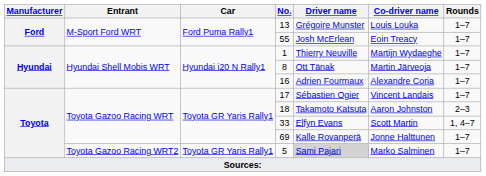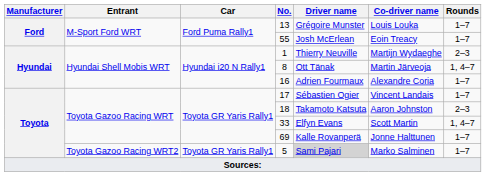(462, 53) 1–7 -> (462, 53) 2–3
(462, 67) 1–7 -> (462, 67) 1, 4–7
